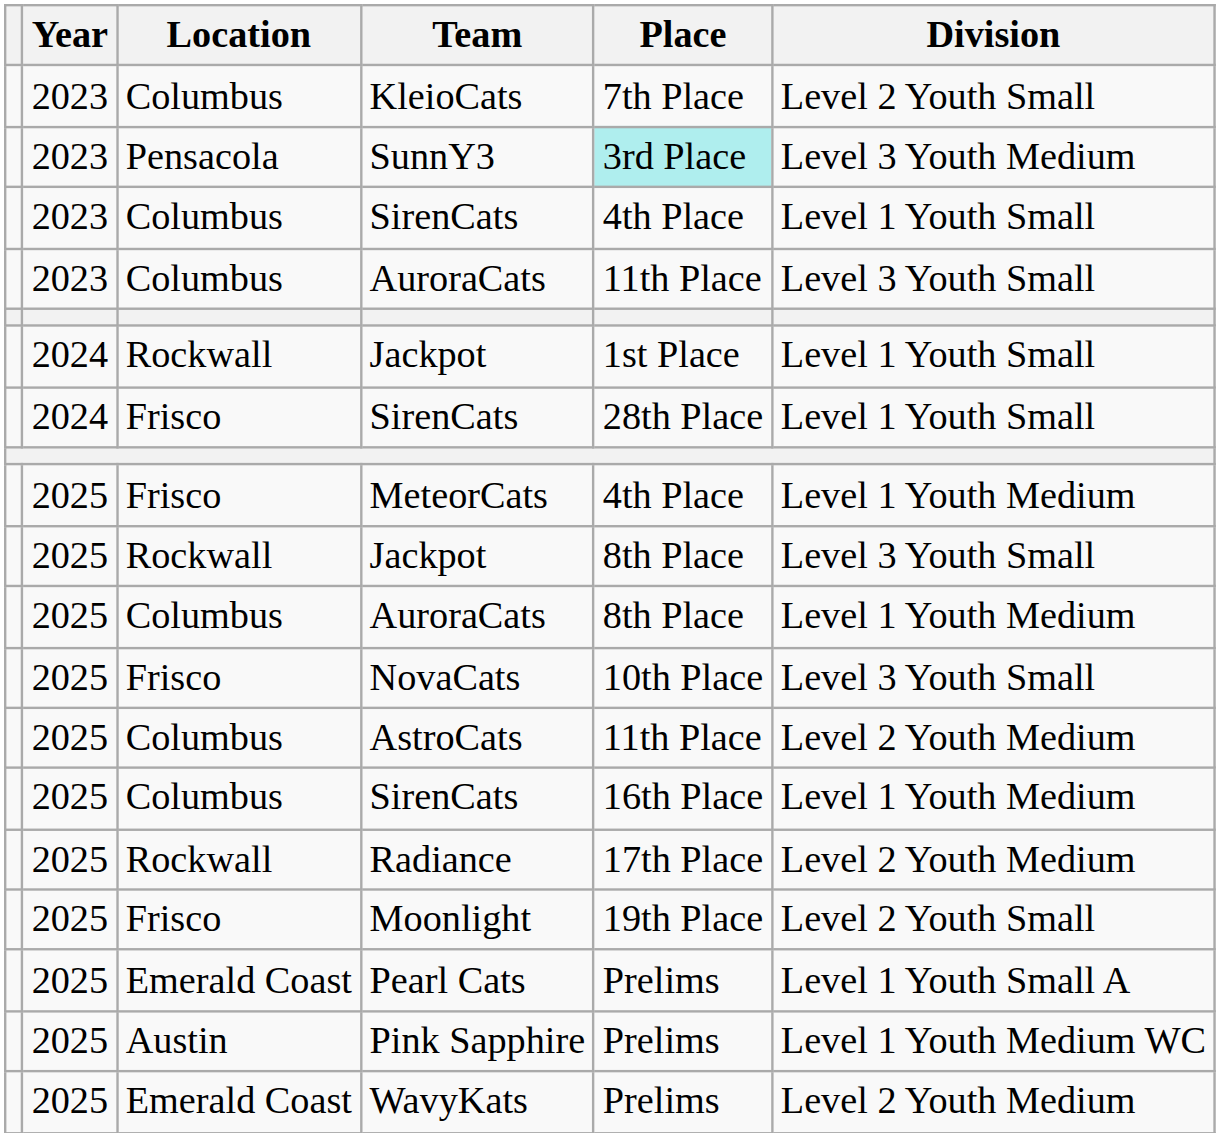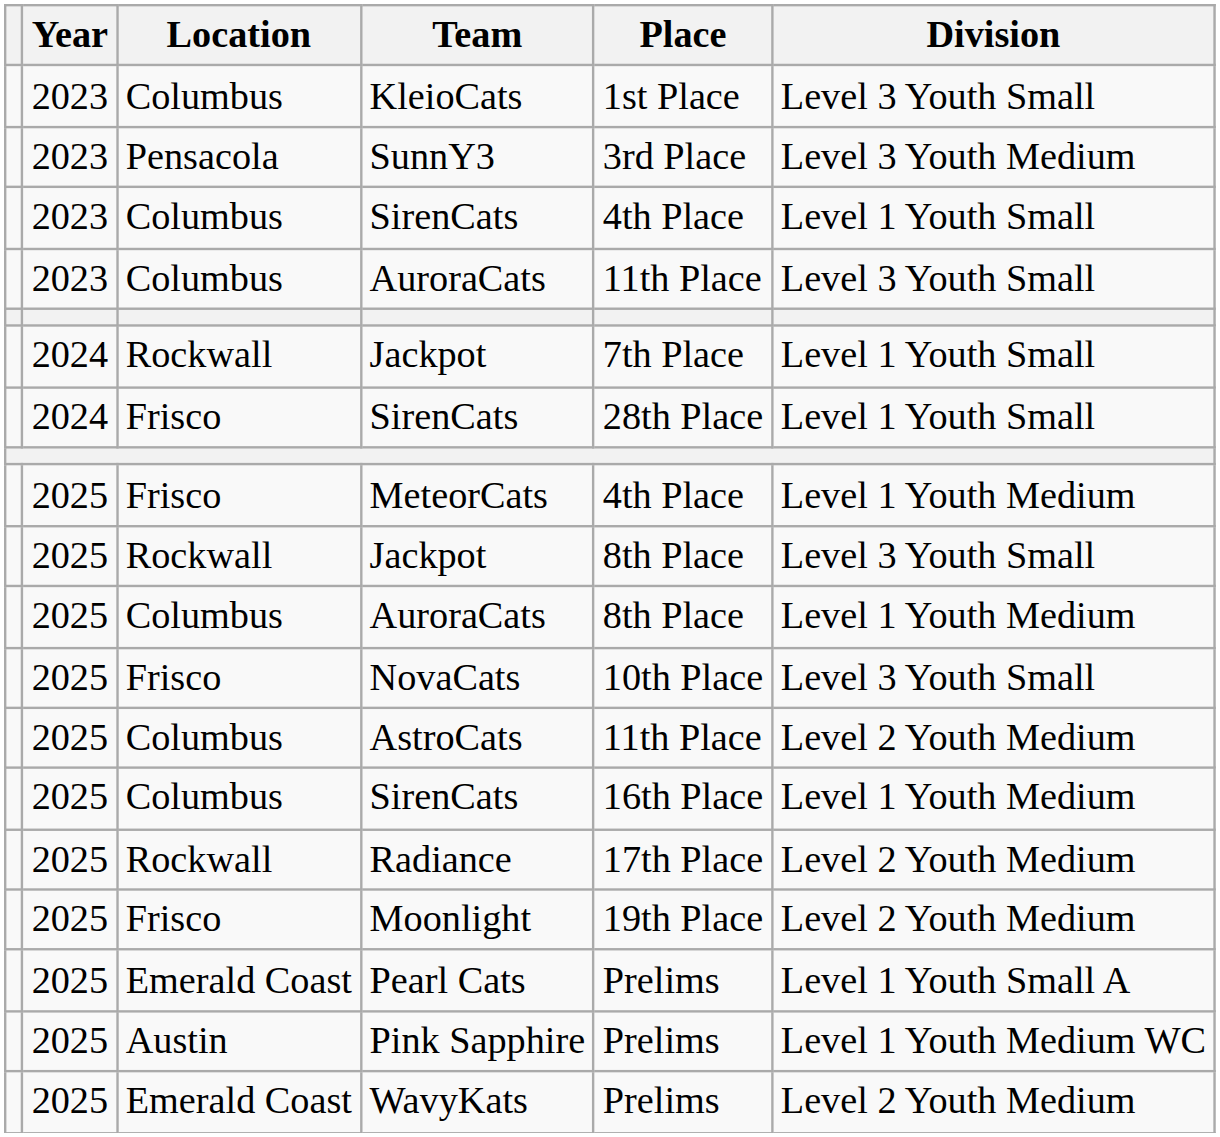(673, 95) 7th Place -> (671, 95) 1st Place
(938, 95) Level 2 Youth Small -> (938, 95) Level 3 Youth Small
(674, 156) paleturquoise background -> (674, 156) no background
(671, 355) 1st Place -> (673, 355) 7th Place
(938, 919) Level 2 Youth Small -> (958, 919) Level 2 Youth Medium
